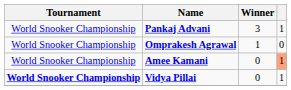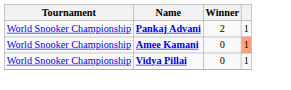(258, 28) 3 -> (222, 28) 2
- row: (191, 45)
(73, 77) bold -> (69, 61) normal
